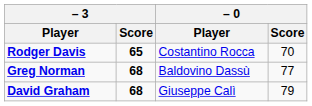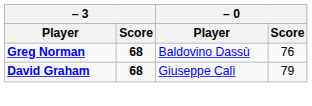- row: (46, 52)
(287, 71) 77 -> (287, 52) 76
